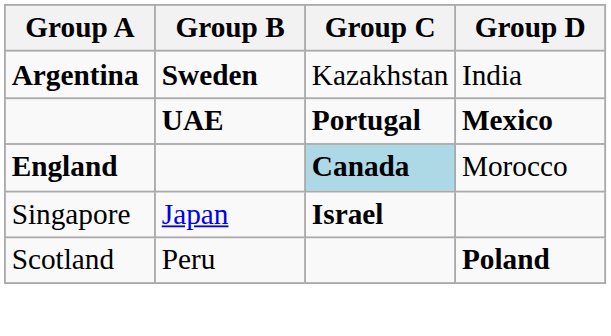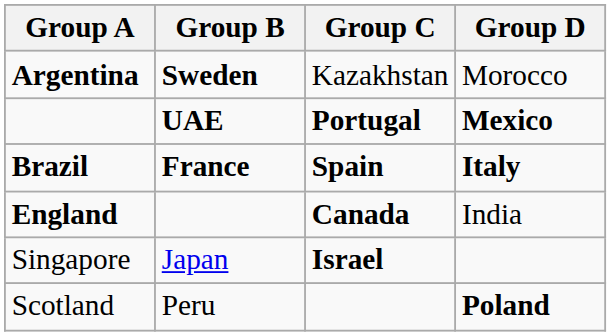(492, 74) India -> (515, 74) Morocco
+ row: (50, 167)
(361, 167) lightblue background -> (361, 213) no background
(515, 167) Morocco -> (492, 213) India
